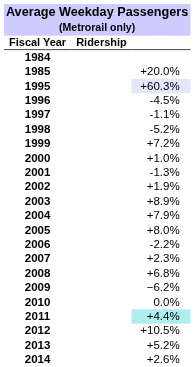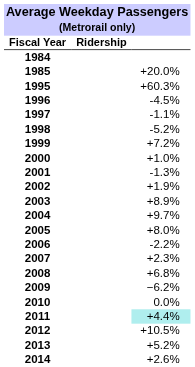(160, 86) lavender background -> (160, 86) no background
(163, 215) +7.9% -> (163, 215) +9.7%
